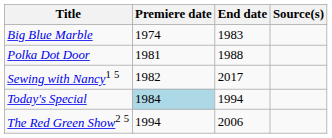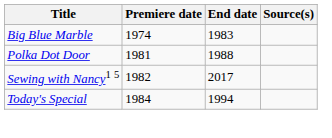(148, 99) lightblue background -> (138, 99) no background
- row: (68, 121)
